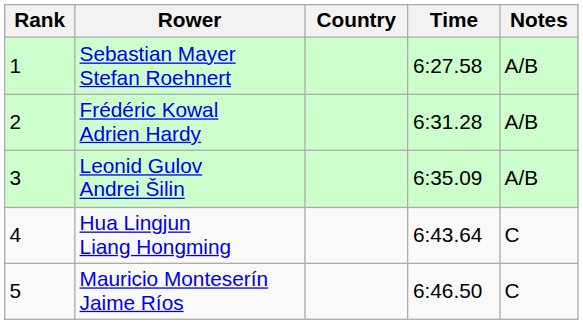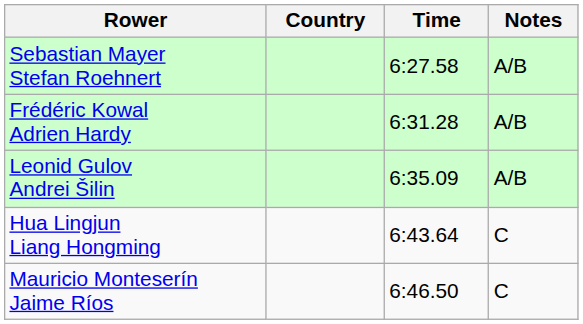- column: (40, 20)
